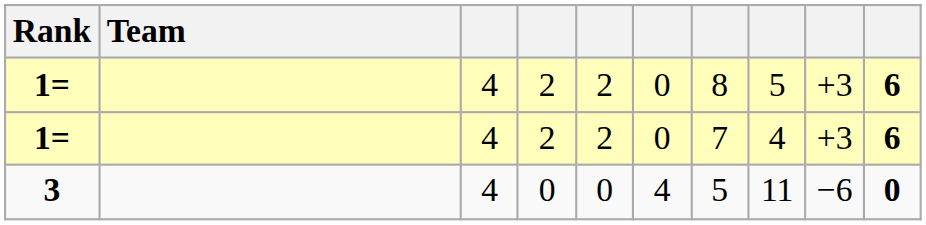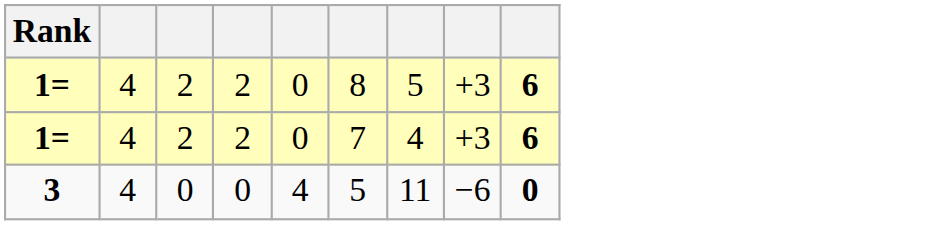- column: (146, 31)
